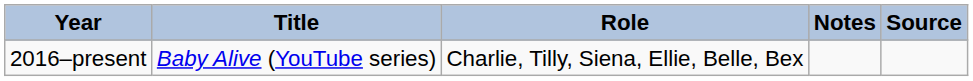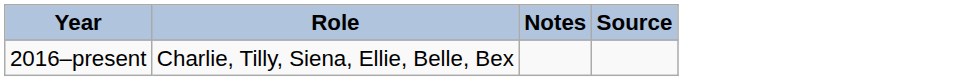- column: (296, 23)
